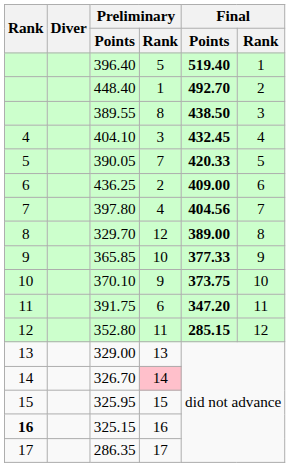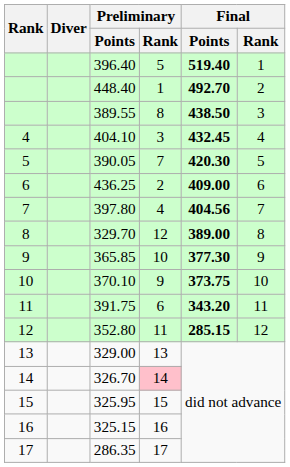(209, 161) 420.33 -> (209, 161) 420.30
(209, 257) 377.33 -> (209, 257) 377.30
(209, 305) 347.20 -> (209, 305) 343.20
(26, 426) bold -> (26, 426) normal
